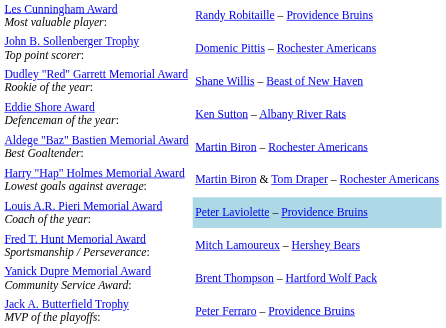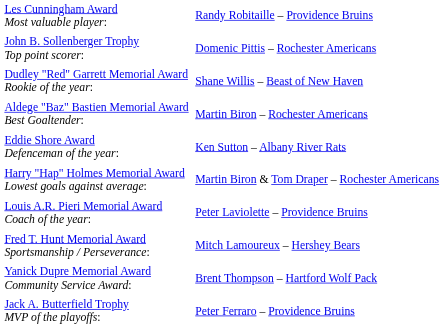rows swapped: (62, 114) <-> (97, 147)
(282, 212) lightblue background -> (282, 212) no background
